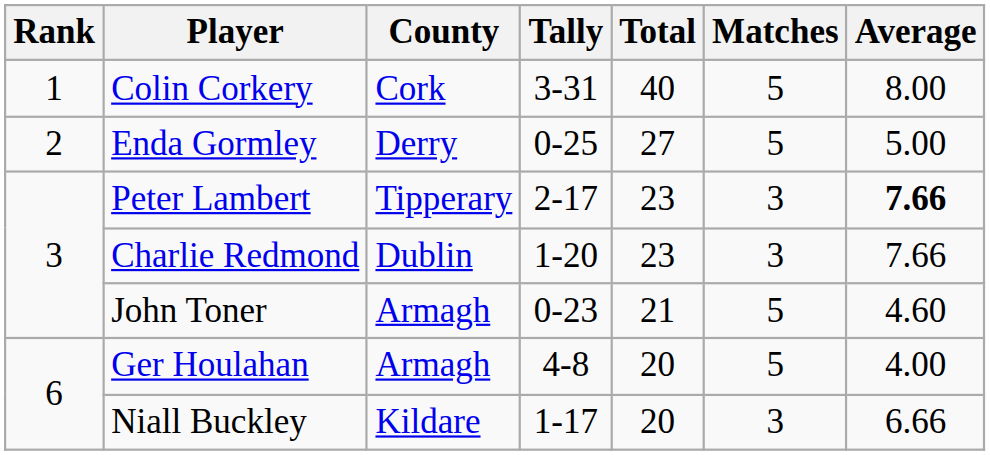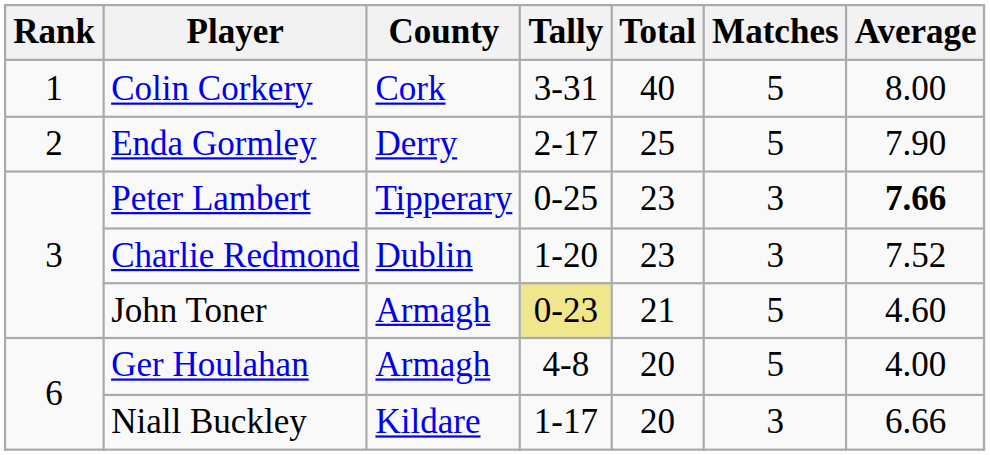(566, 143) 0-25 -> (566, 143) 2-17
(658, 143) 27 -> (658, 143) 25
(916, 143) 5.00 -> (916, 143) 7.90
(566, 198) 2-17 -> (566, 198) 0-25
(916, 254) 7.66 -> (916, 254) 7.52
(566, 310) no background -> (566, 310) khaki background
